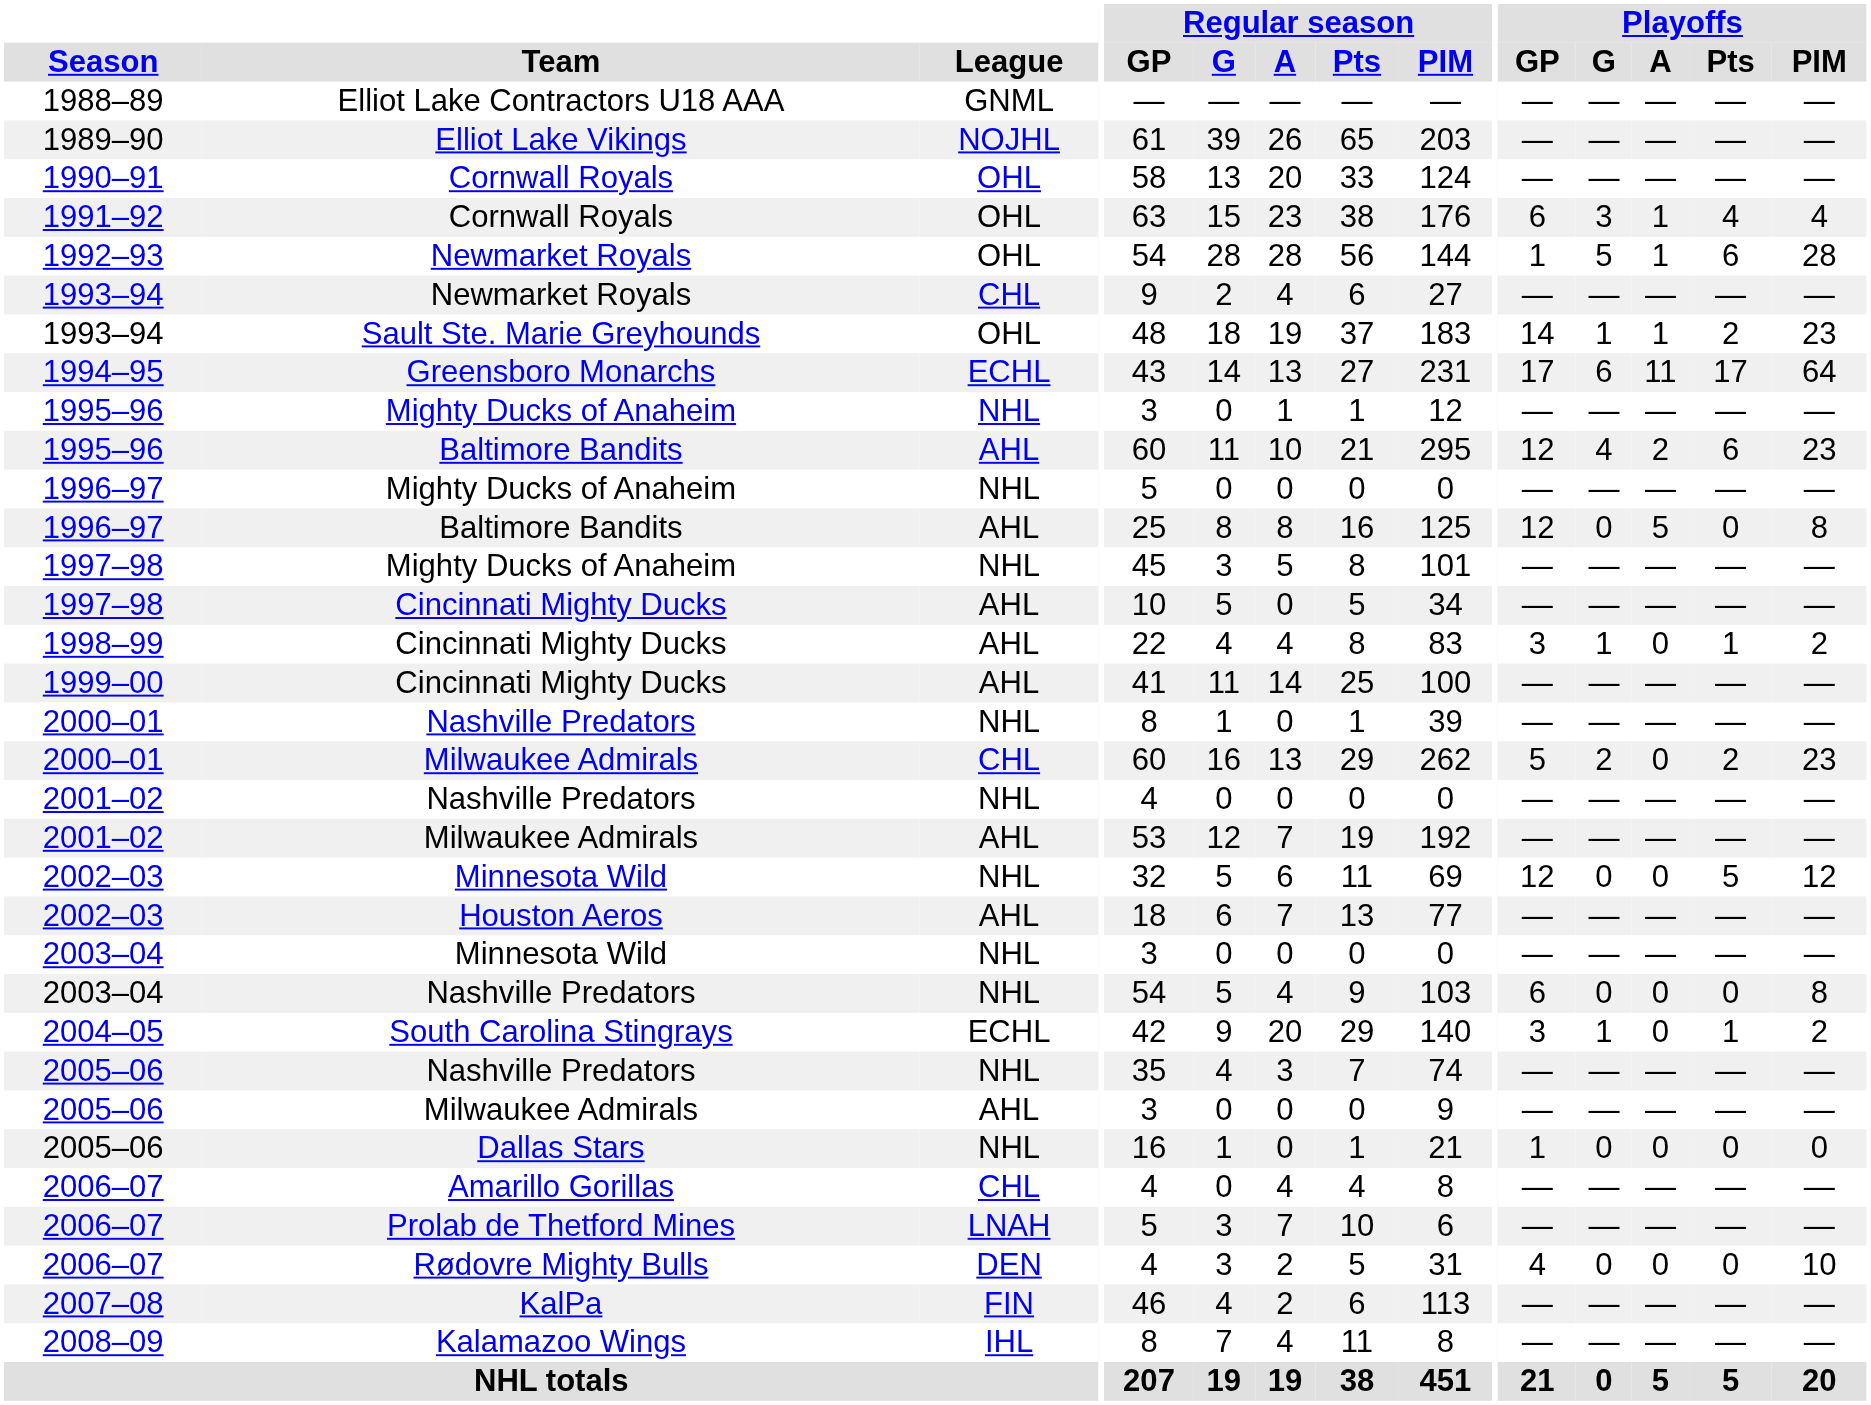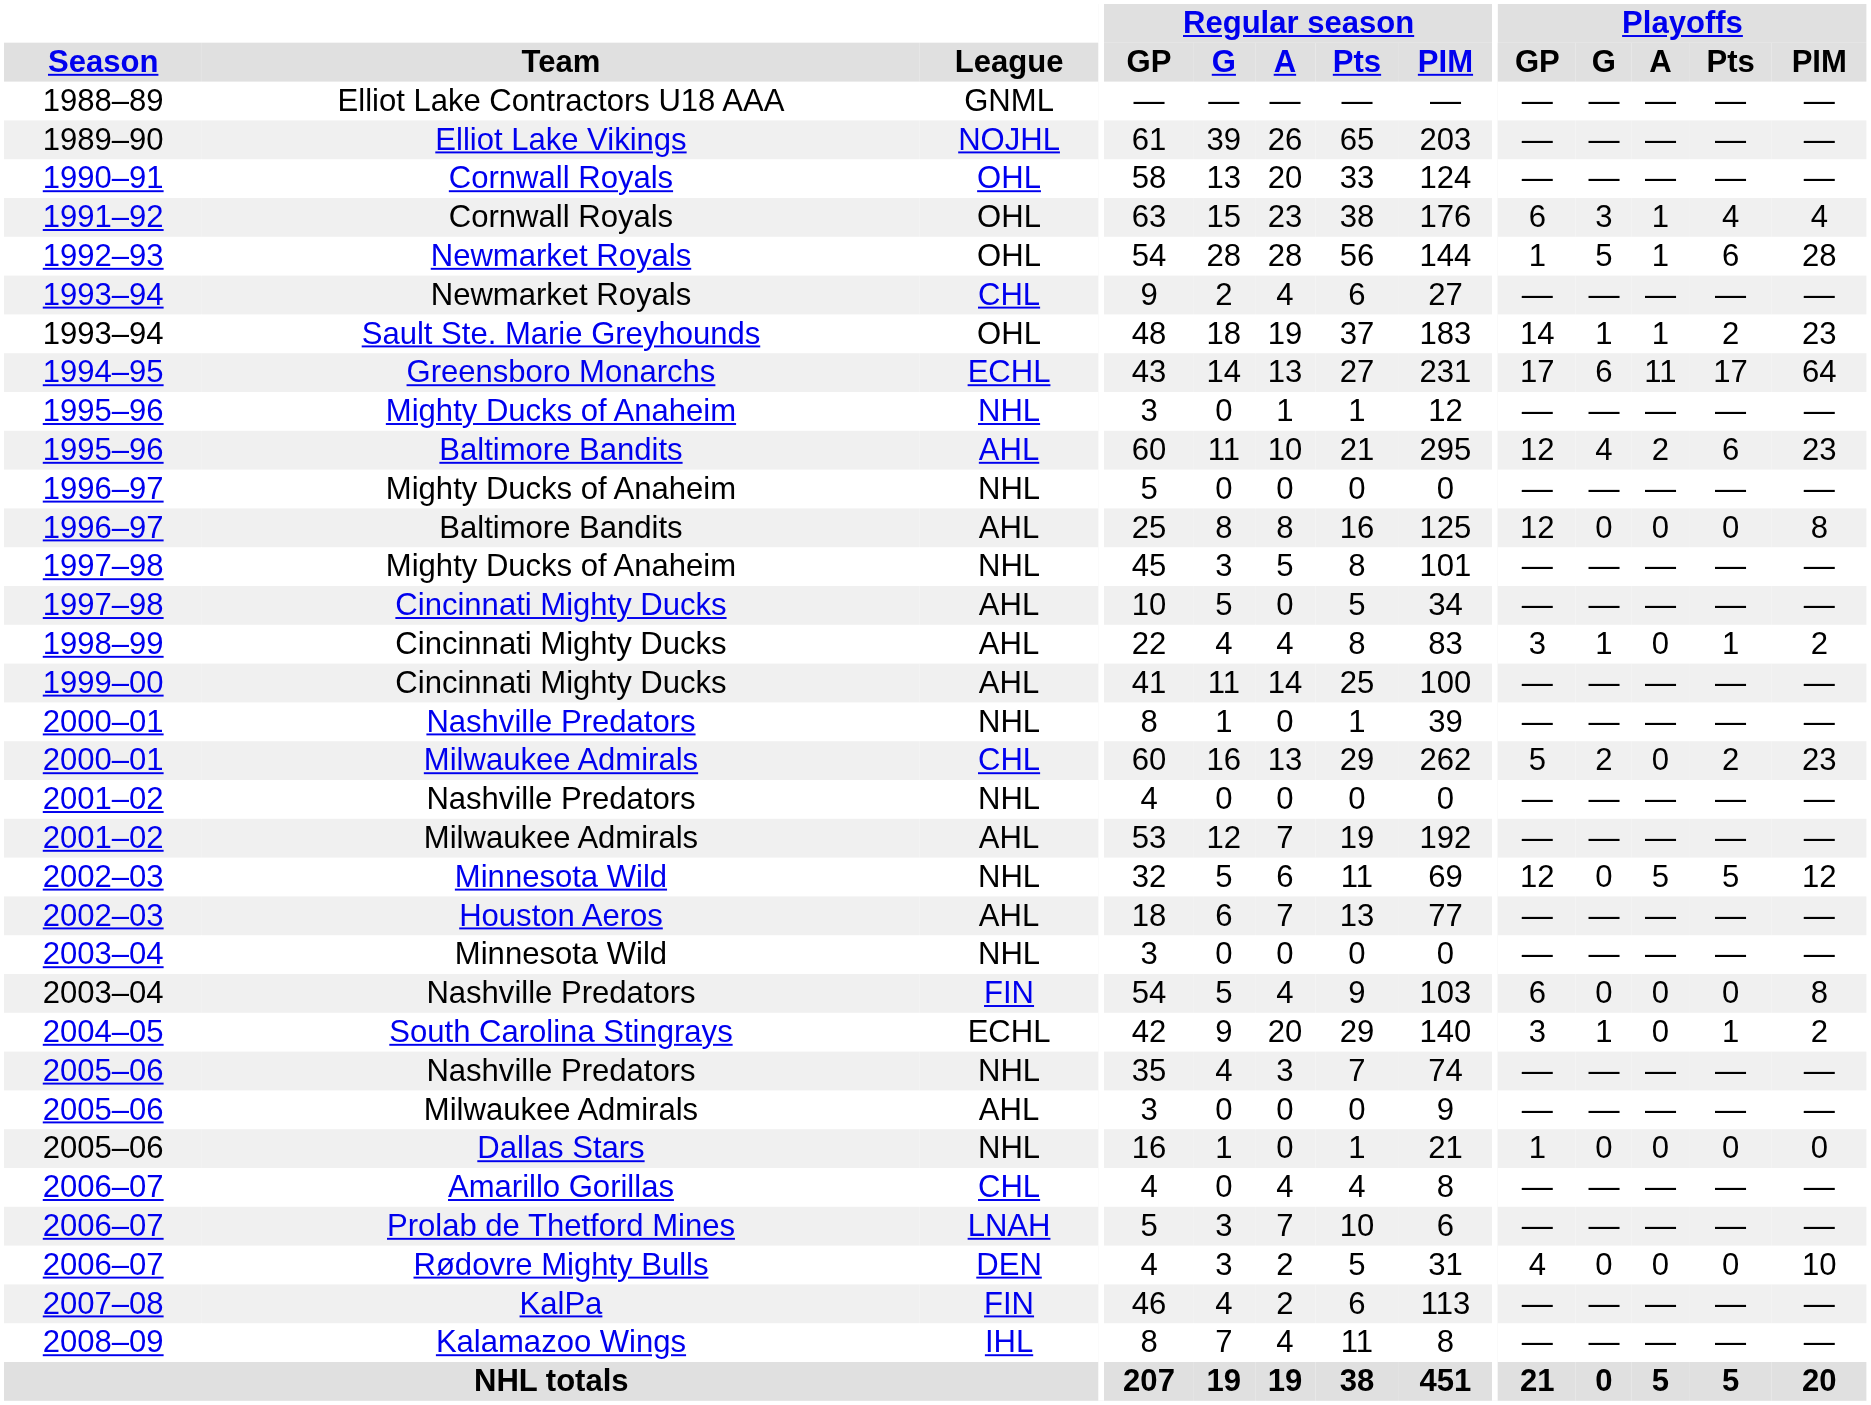(1660, 527) 5 -> (1660, 527) 0
(1660, 876) 0 -> (1660, 876) 5
(1009, 992) NHL -> (1009, 992) FIN
